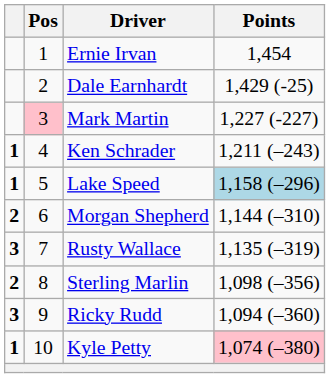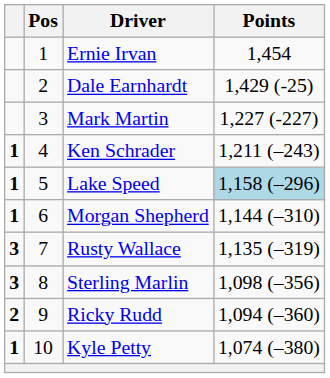(43, 118) pink background -> (43, 118) no background
(14, 216) 2 -> (14, 216) 1
(14, 281) 2 -> (14, 281) 3
(14, 314) 3 -> (14, 314) 2
(269, 346) pink background -> (269, 346) no background
